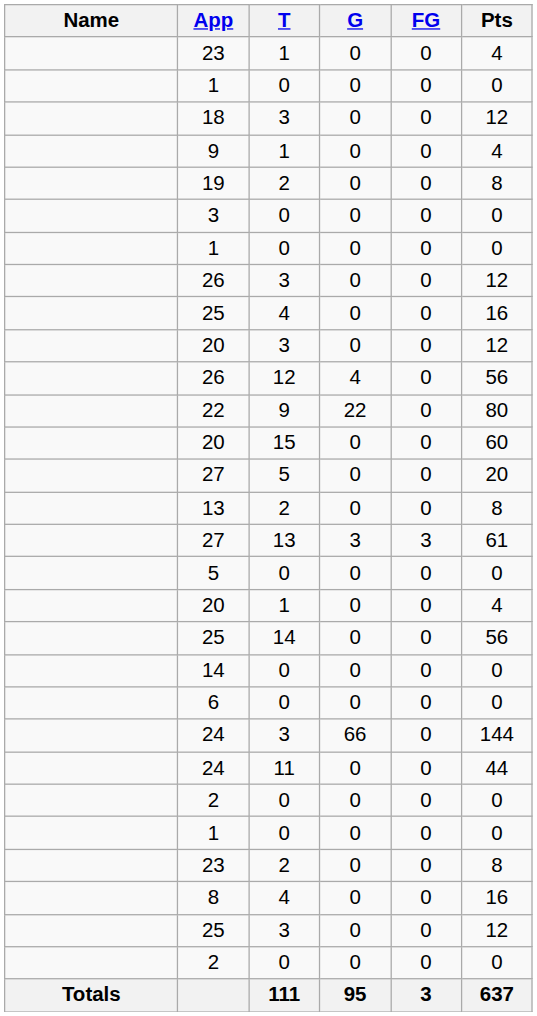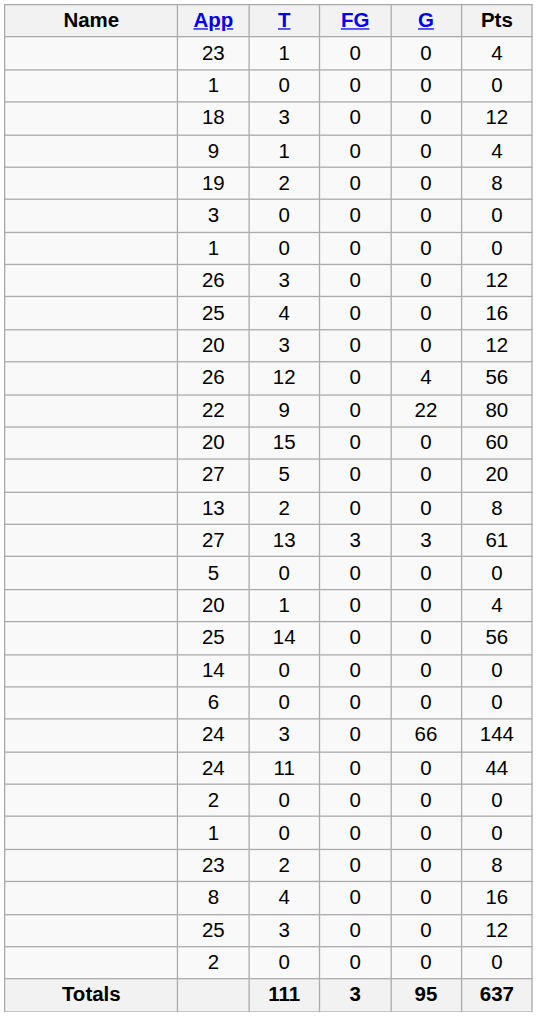columns swapped: (355, 20) <-> (426, 20)
